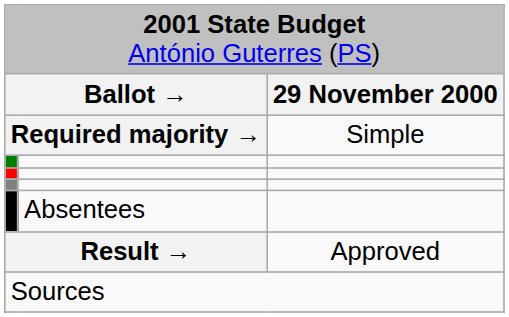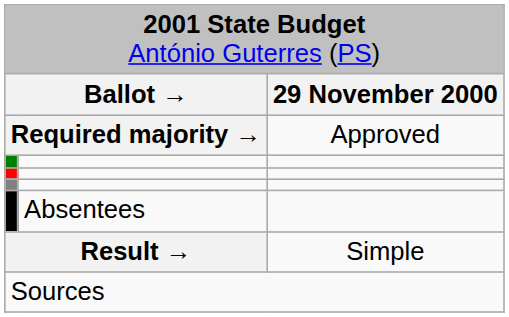(385, 134) Simple -> (385, 134) Approved
(385, 251) Approved -> (385, 251) Simple
